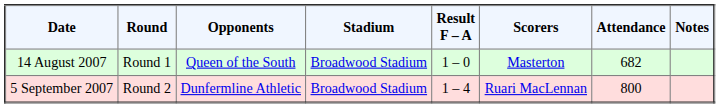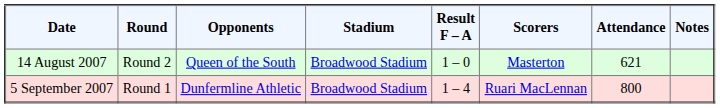(147, 62) Round 1 -> (147, 62) Round 2
(631, 62) 682 -> (631, 62) 621
(147, 88) Round 2 -> (147, 88) Round 1
